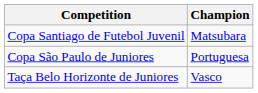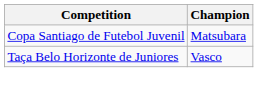- row: (81, 56)
